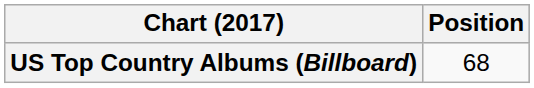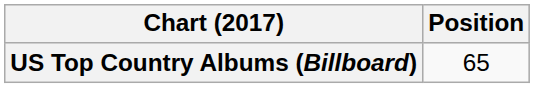(476, 62) 68 -> (476, 62) 65
